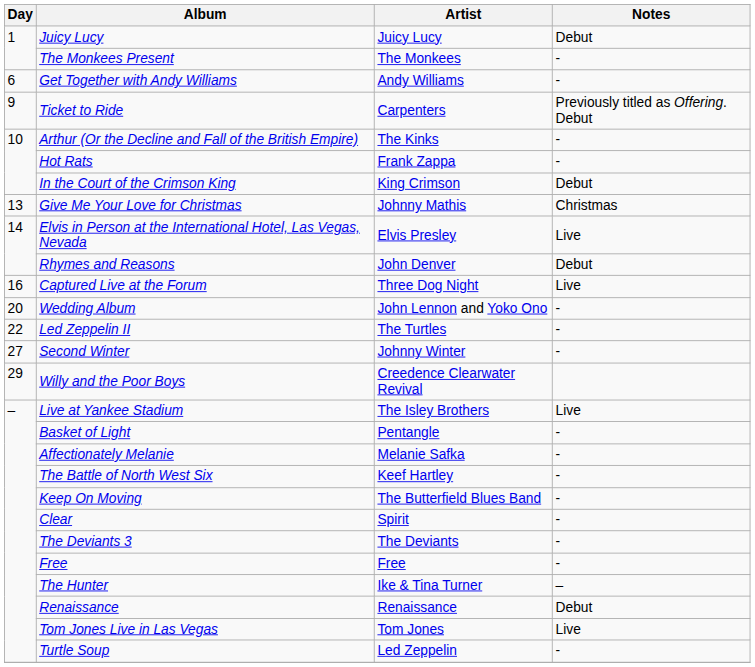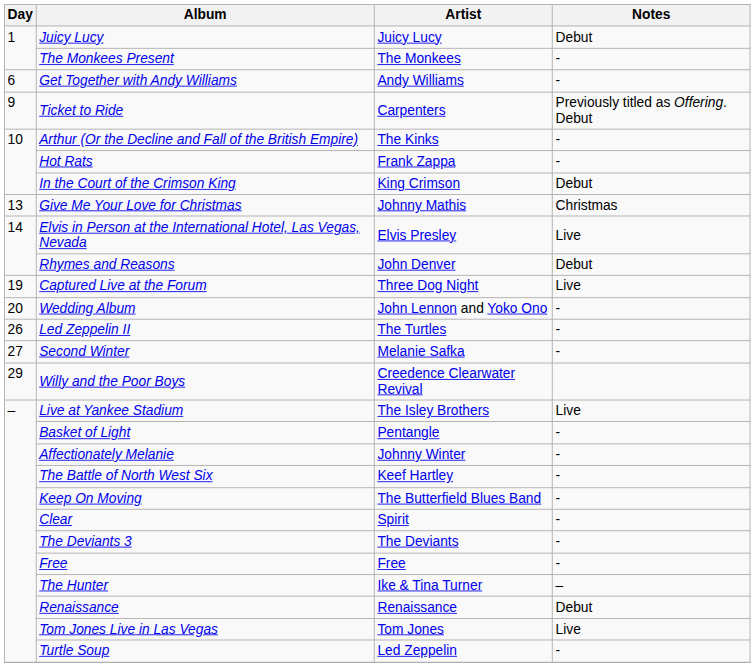(15, 286) 16 -> (15, 286) 19
(15, 330) 22 -> (15, 330) 26
(421, 351) Johnny Winter -> (421, 351) Melanie Safka
(421, 454) Melanie Safka -> (421, 454) Johnny Winter
